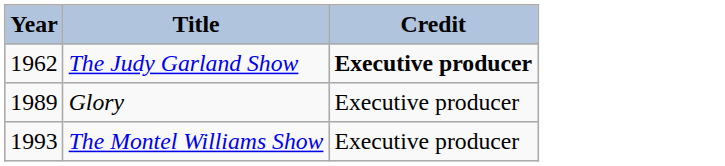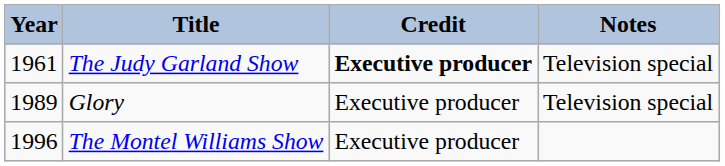+ column: (628, 24)
(34, 63) 1962 -> (34, 63) 1961
(34, 141) 1993 -> (34, 141) 1996
